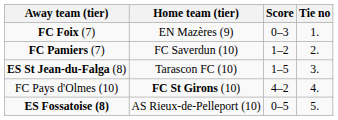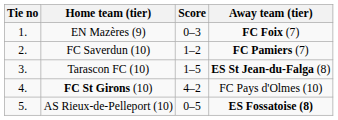columns swapped: (315, 13) <-> (67, 13)
